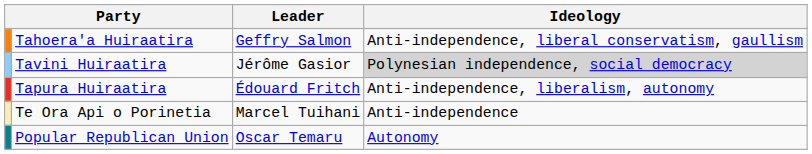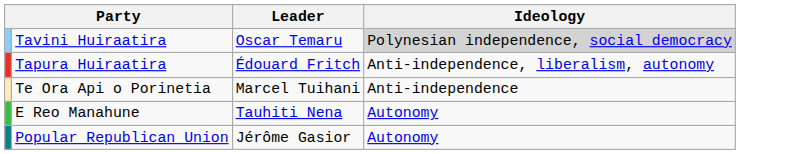- row: (104, 41)
(293, 65) Jérôme Gasior -> (289, 41) Oscar Temaru
+ row: (77, 113)
(289, 137) Oscar Temaru -> (293, 137) Jérôme Gasior
